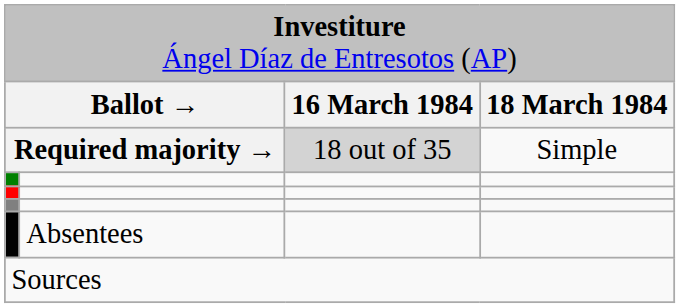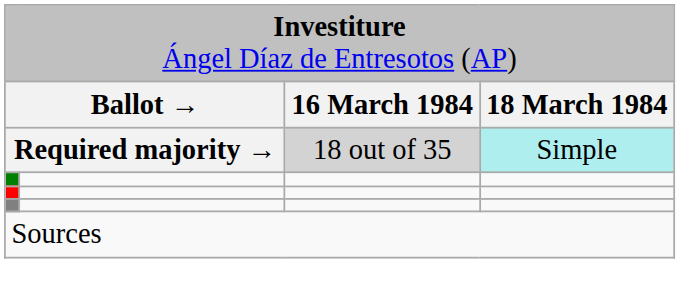(577, 149) no background -> (577, 149) paleturquoise background
- row: (12, 234)
